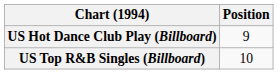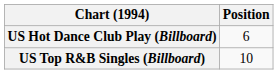(246, 36) 9 -> (246, 36) 6
